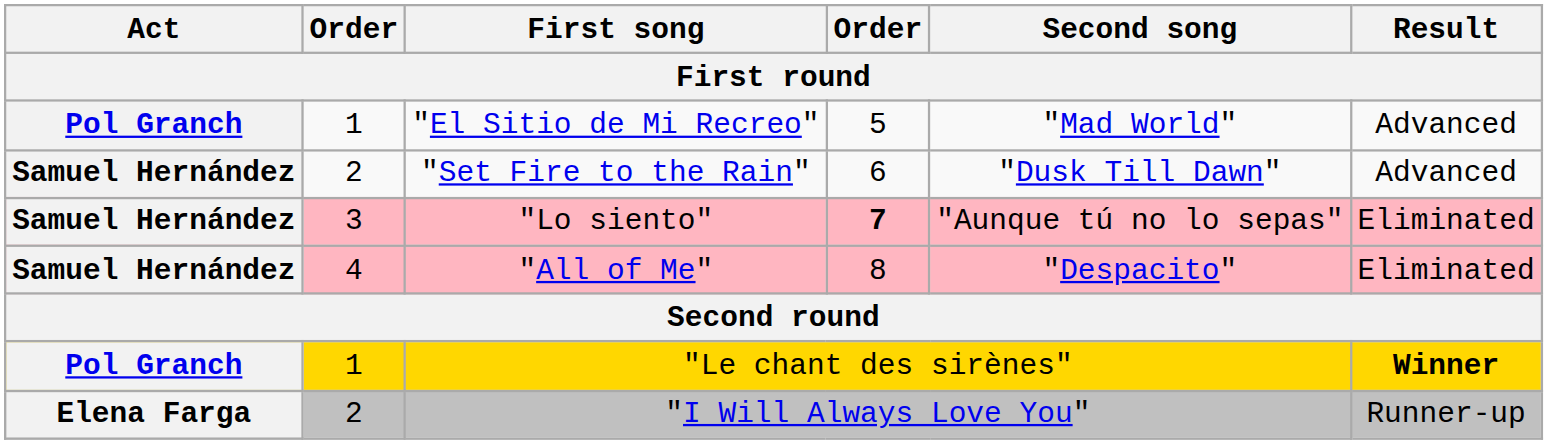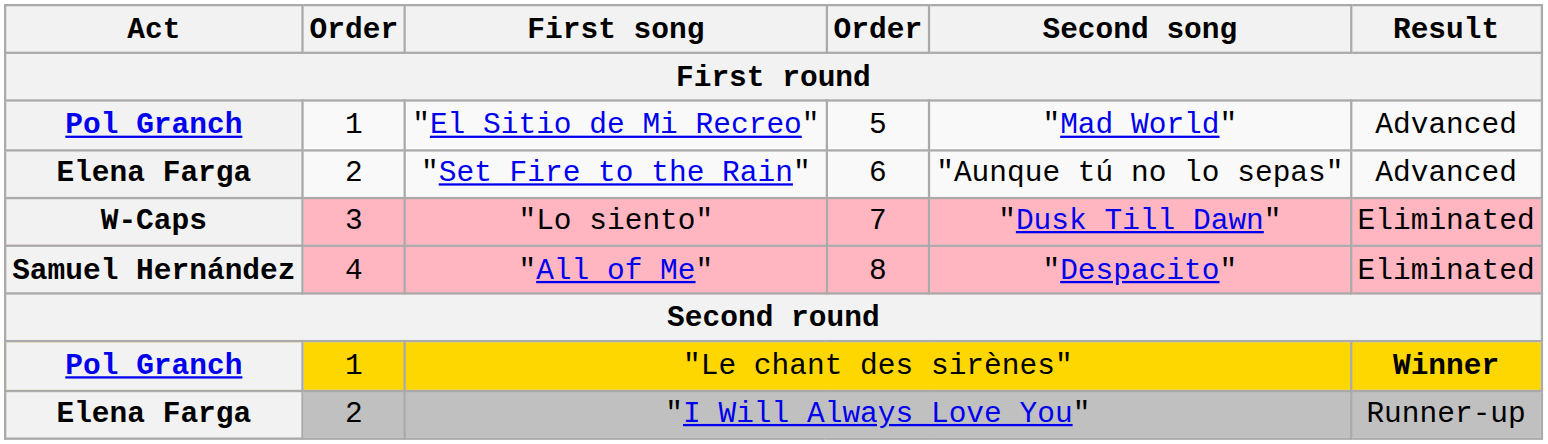(154, 173) Samuel Hernández -> (154, 173) Elena Farga
(1140, 173) "Dusk Till Dawn" -> (1140, 173) "Aunque tú no lo sepas"
(154, 222) Samuel Hernández -> (154, 222) W-Caps
(878, 222) bold -> (878, 222) normal
(1140, 222) "Aunque tú no lo sepas" -> (1140, 222) "Dusk Till Dawn"
